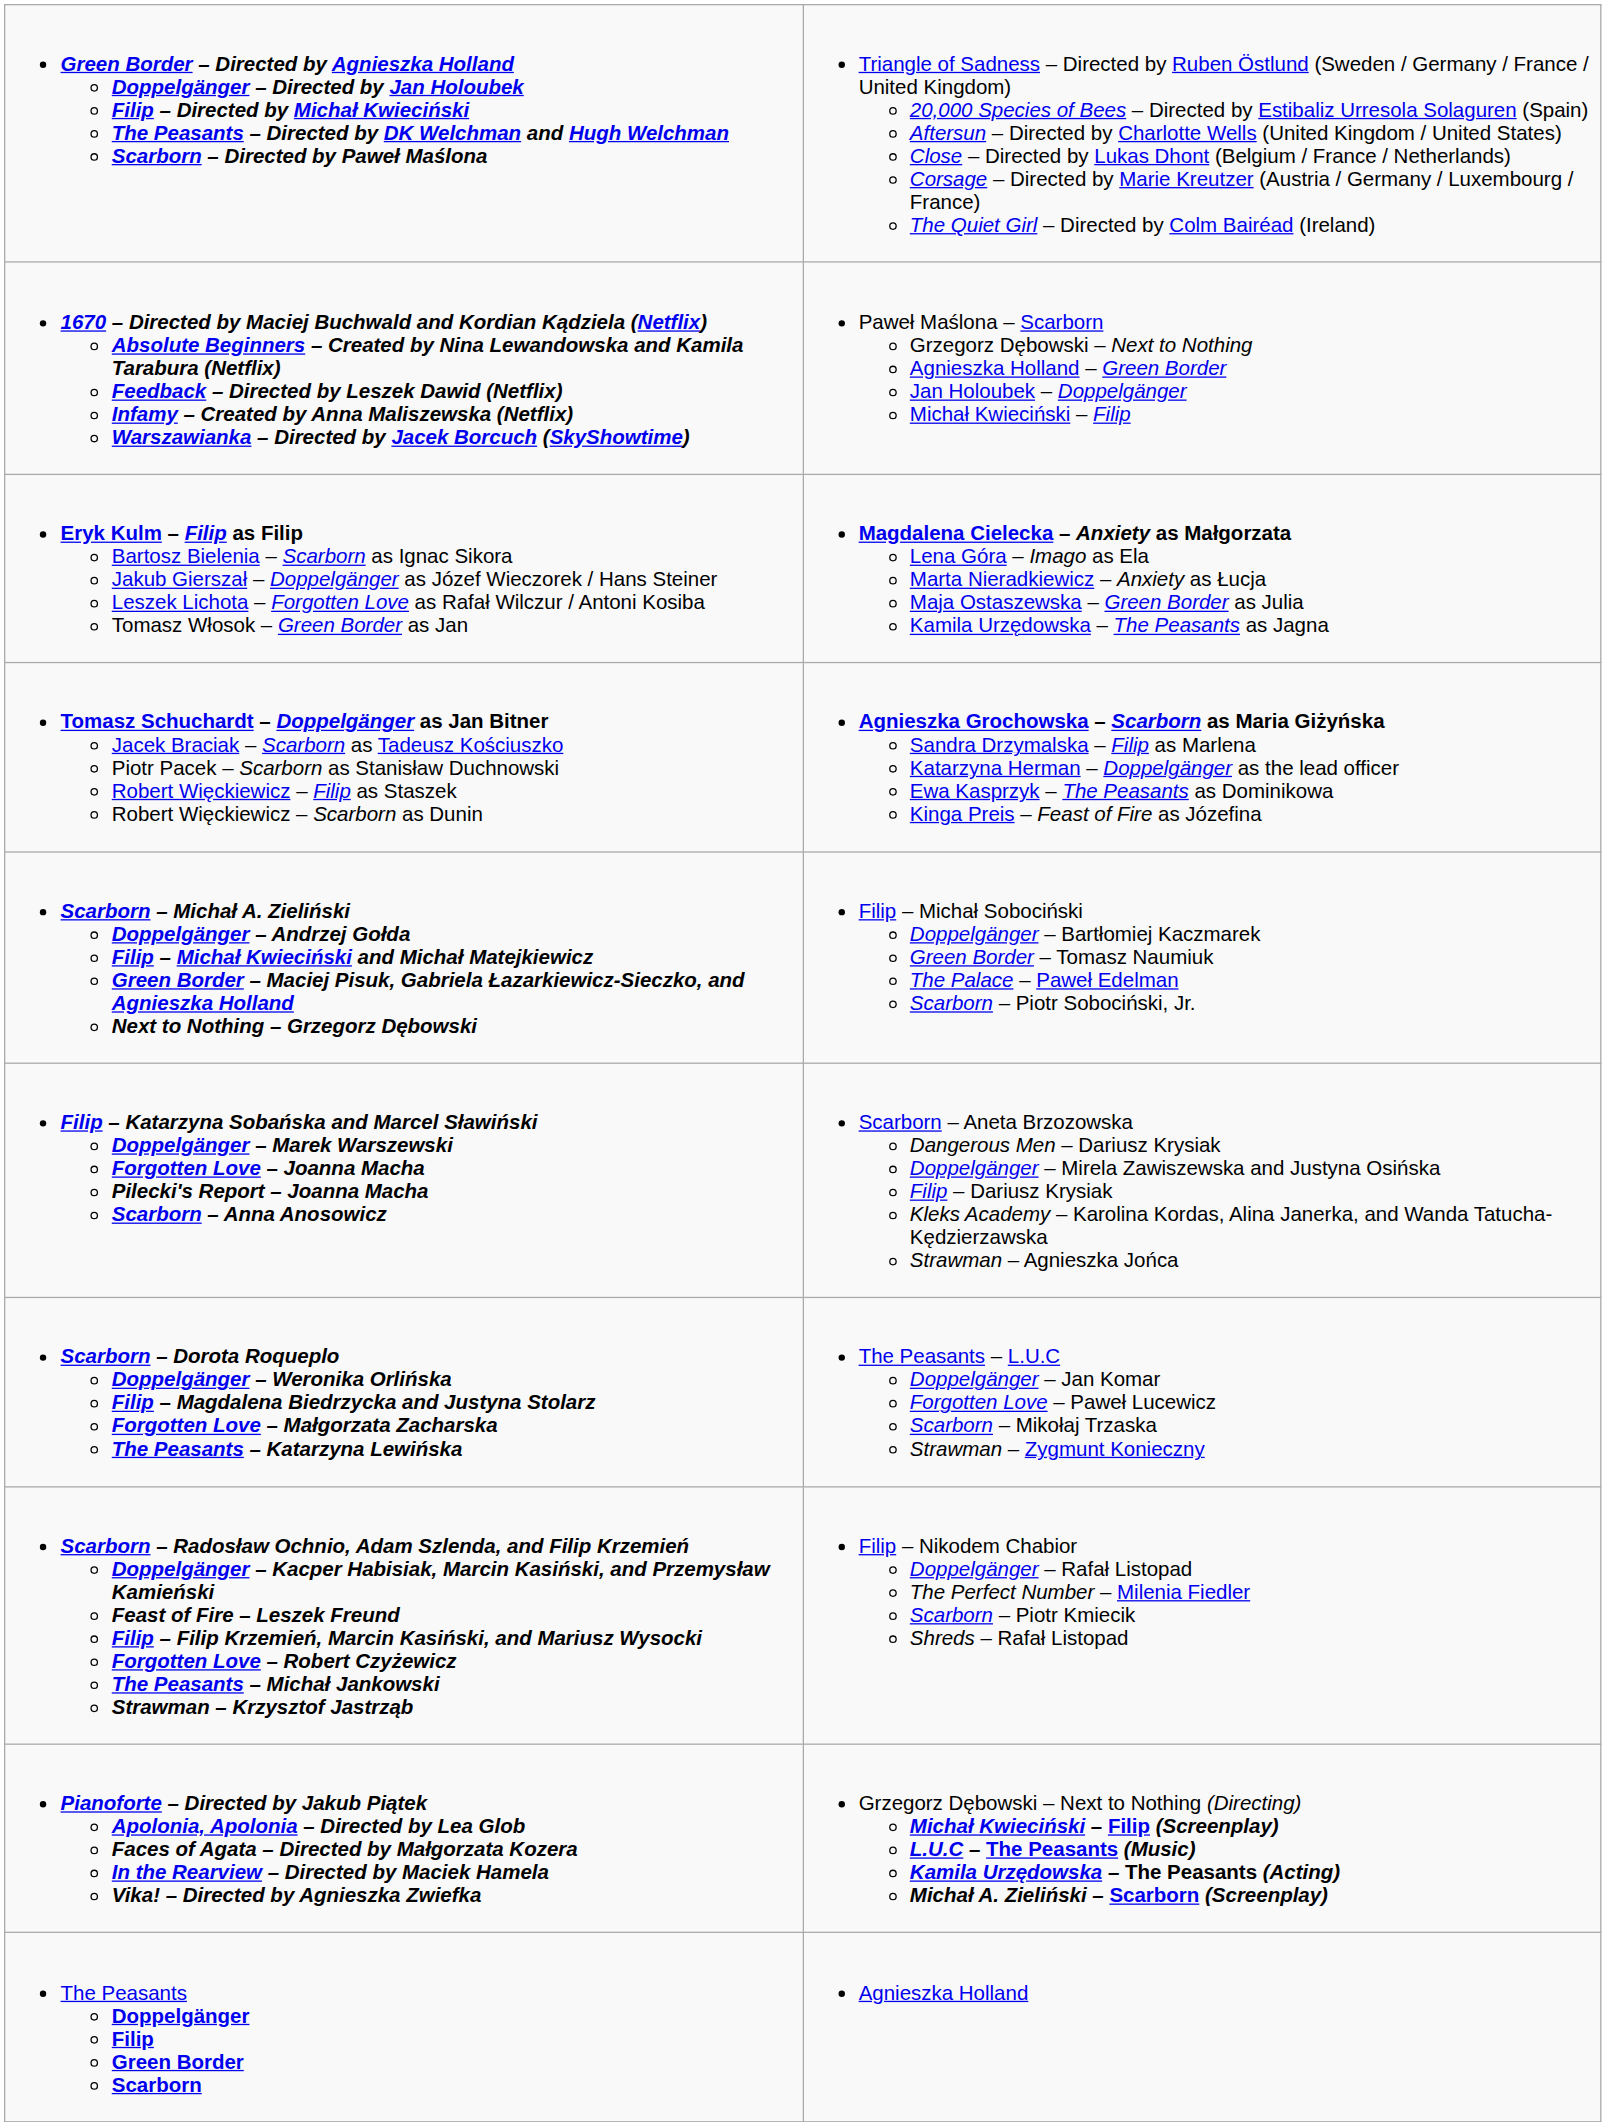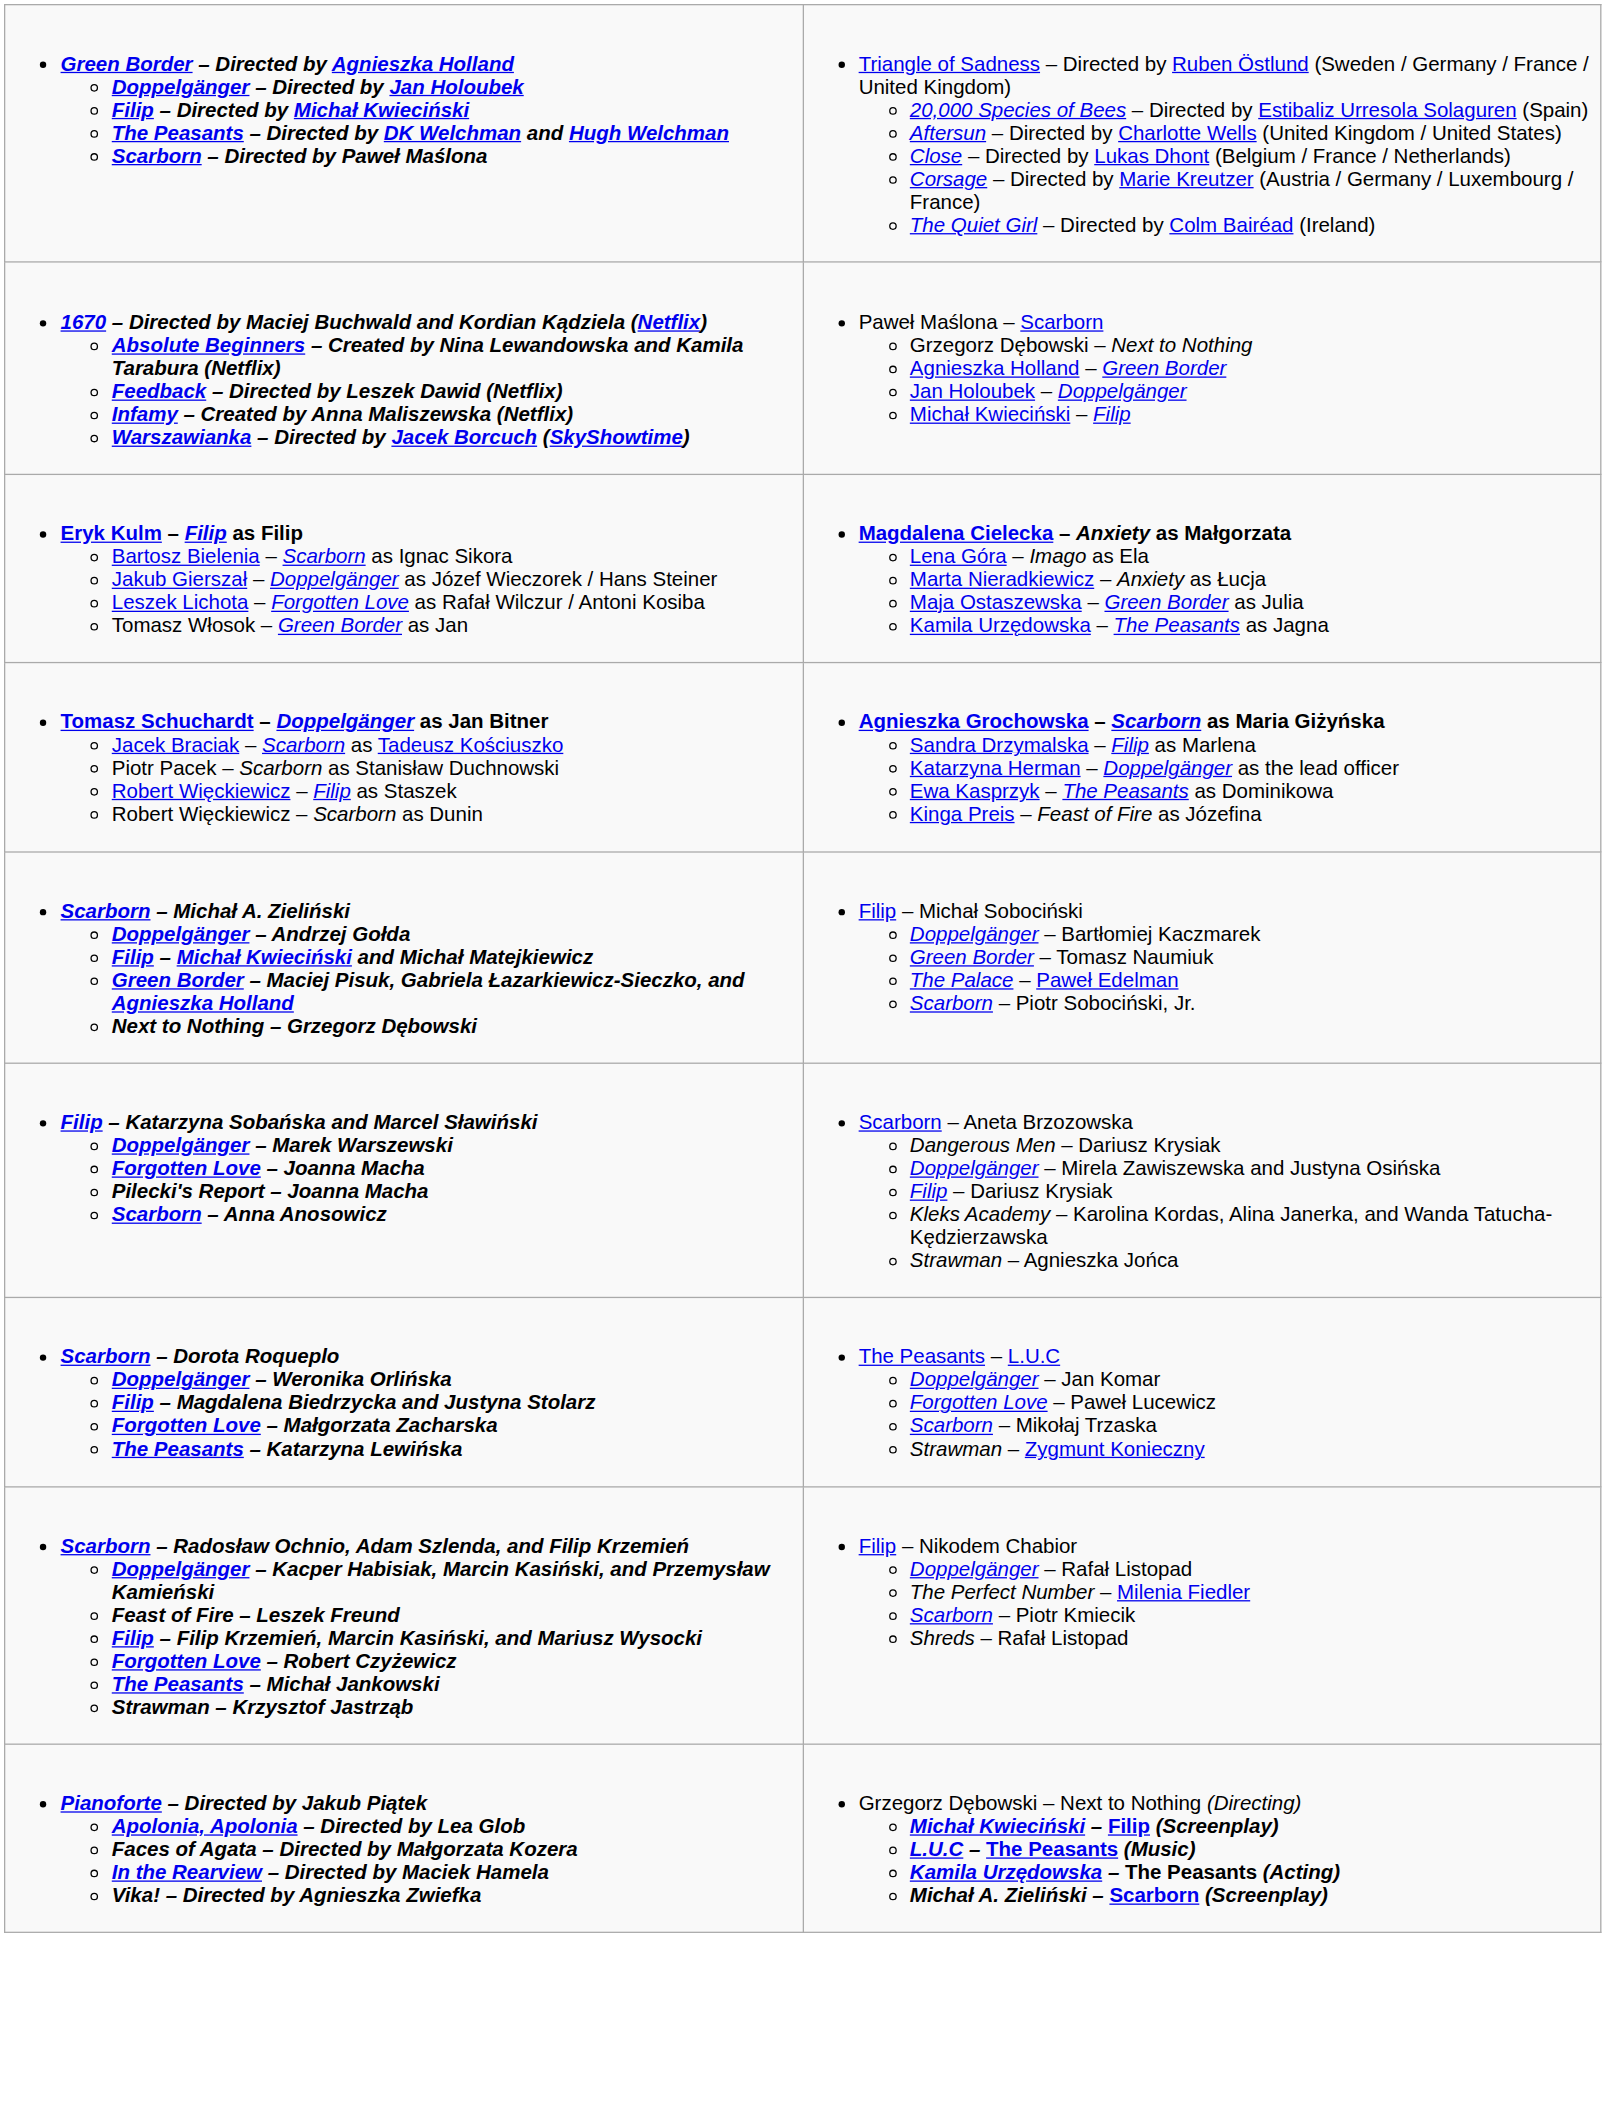- row: (404, 2039)
